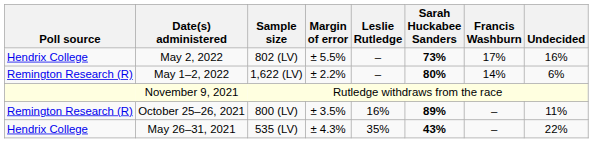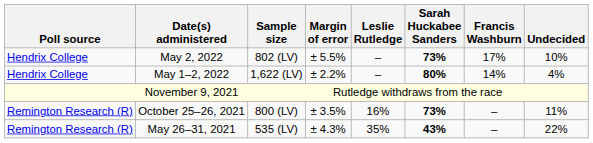(556, 57) 16% -> (556, 57) 10%
(70, 75) Remington Research (R) -> (48, 75) Hendrix College
(556, 75) 6% -> (556, 75) 4%
(434, 111) 89% -> (434, 111) 73%
(48, 129) Hendrix College -> (70, 129) Remington Research (R)
